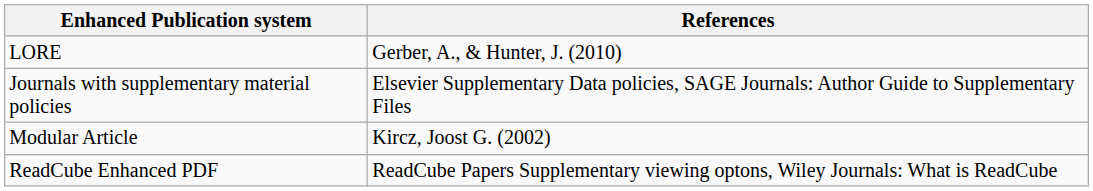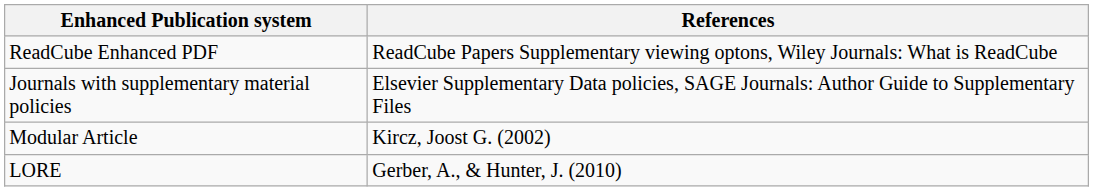rows swapped: (114, 169) <-> (35, 52)
